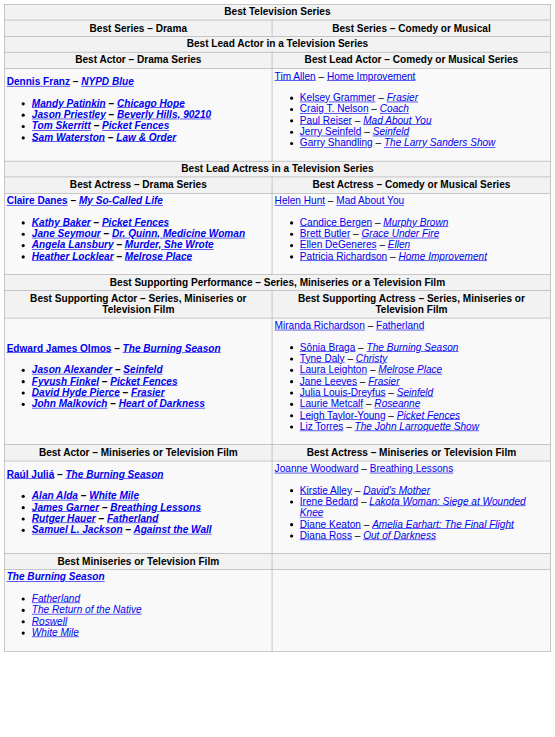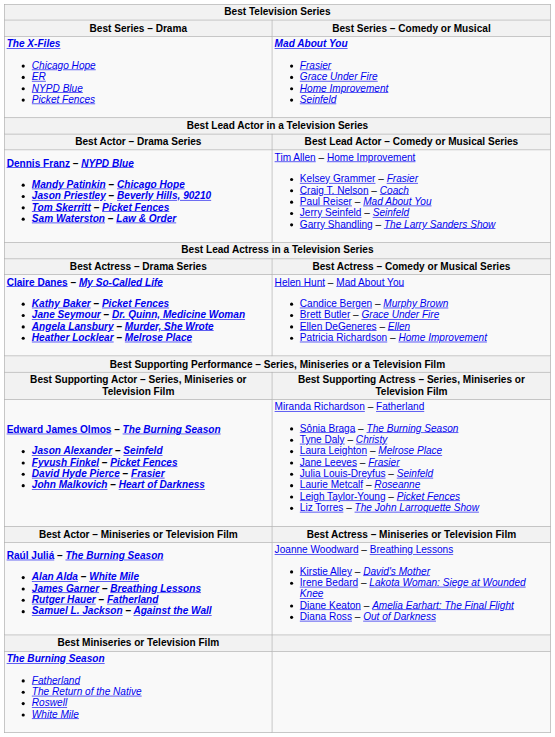+ row: (138, 72)
